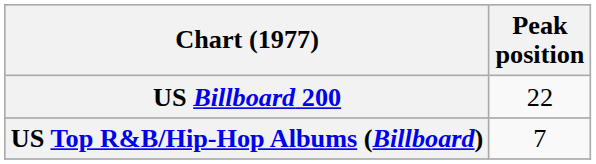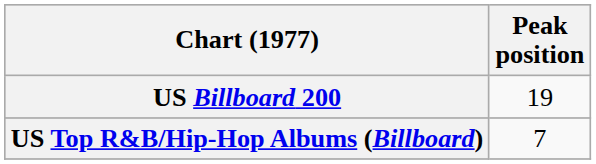(540, 96) 22 -> (540, 96) 19
